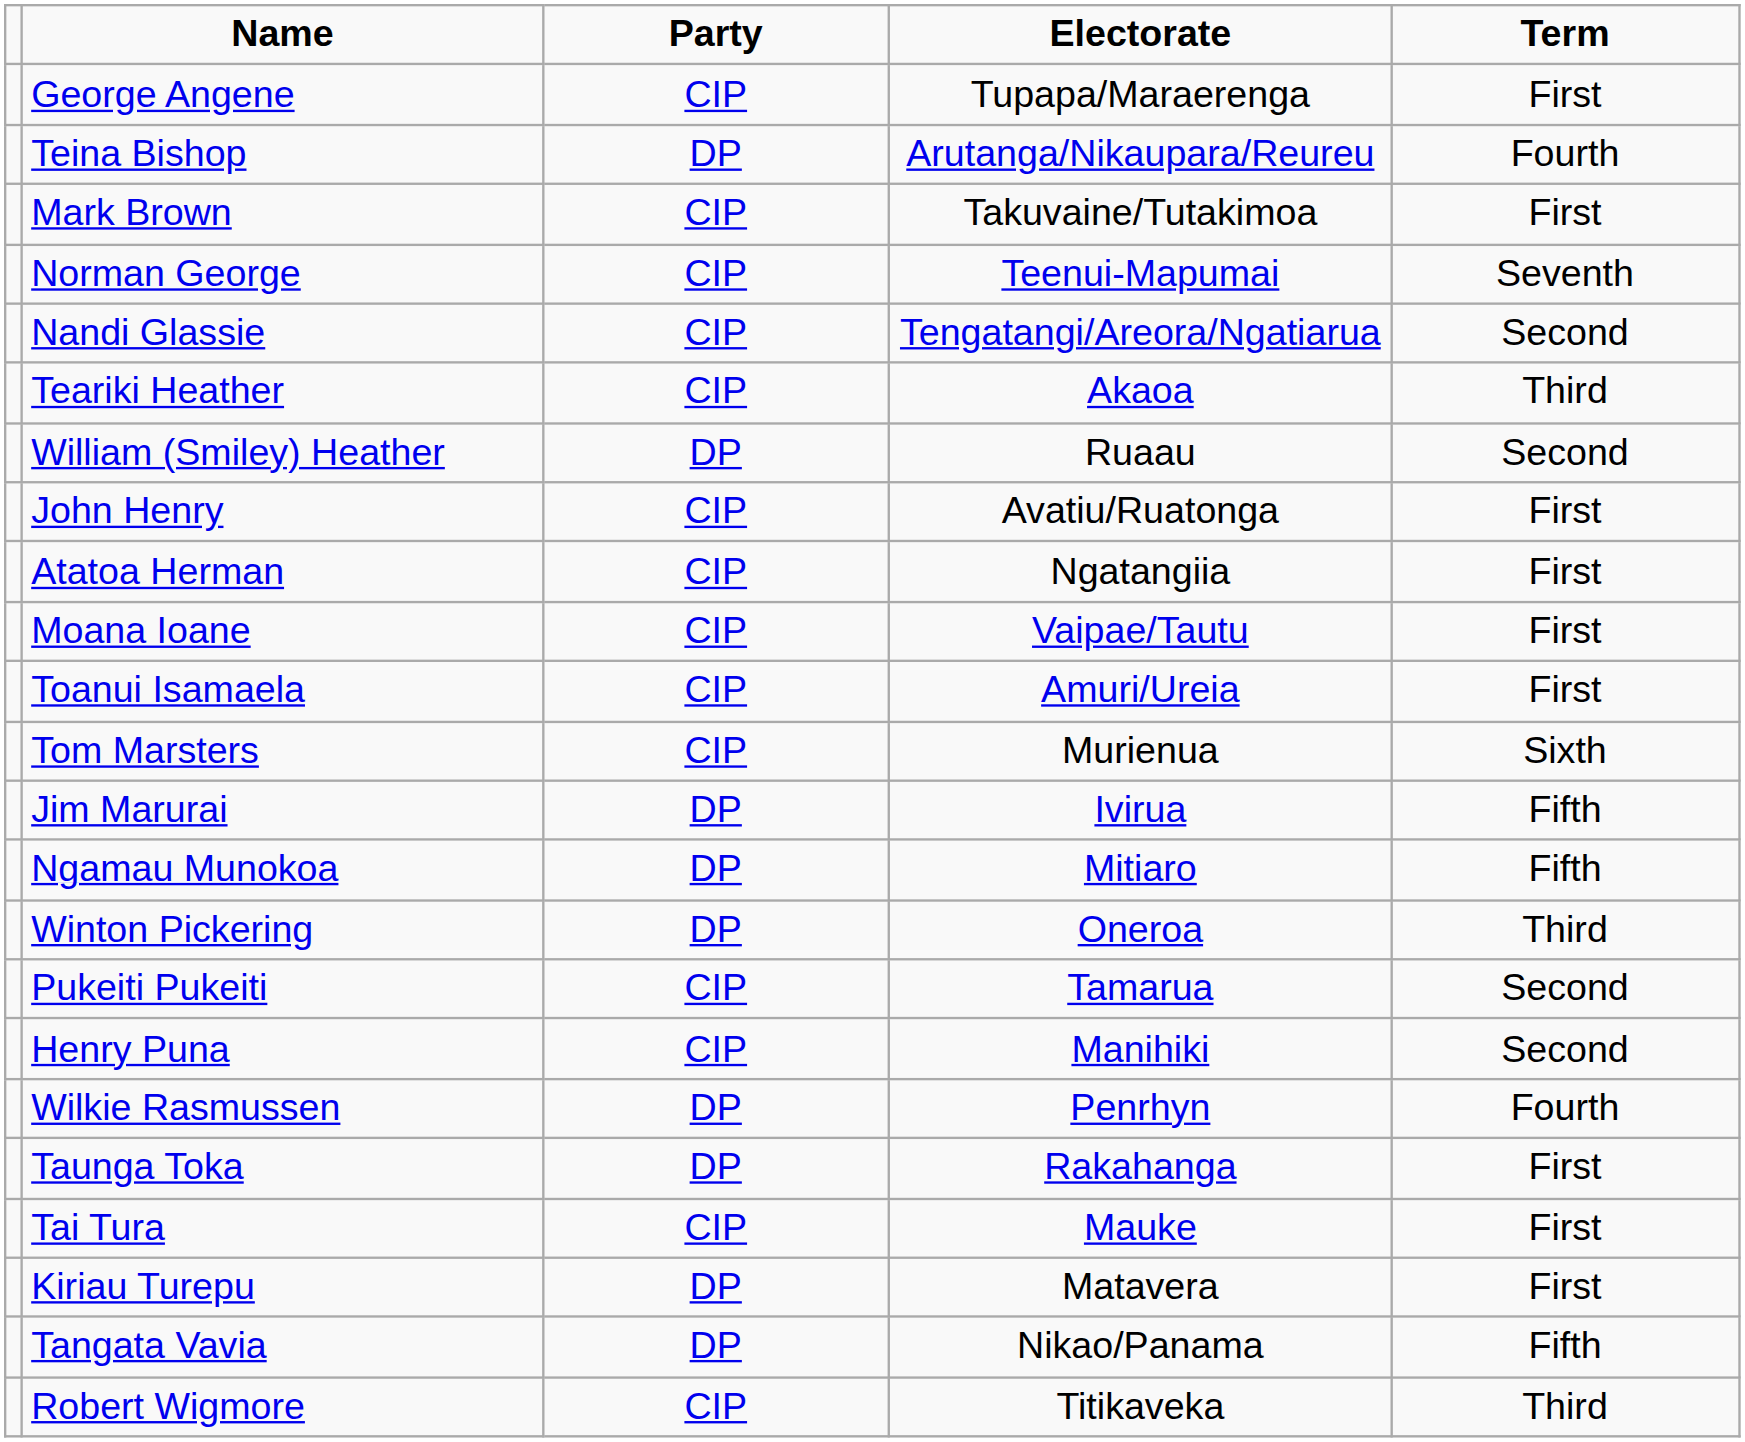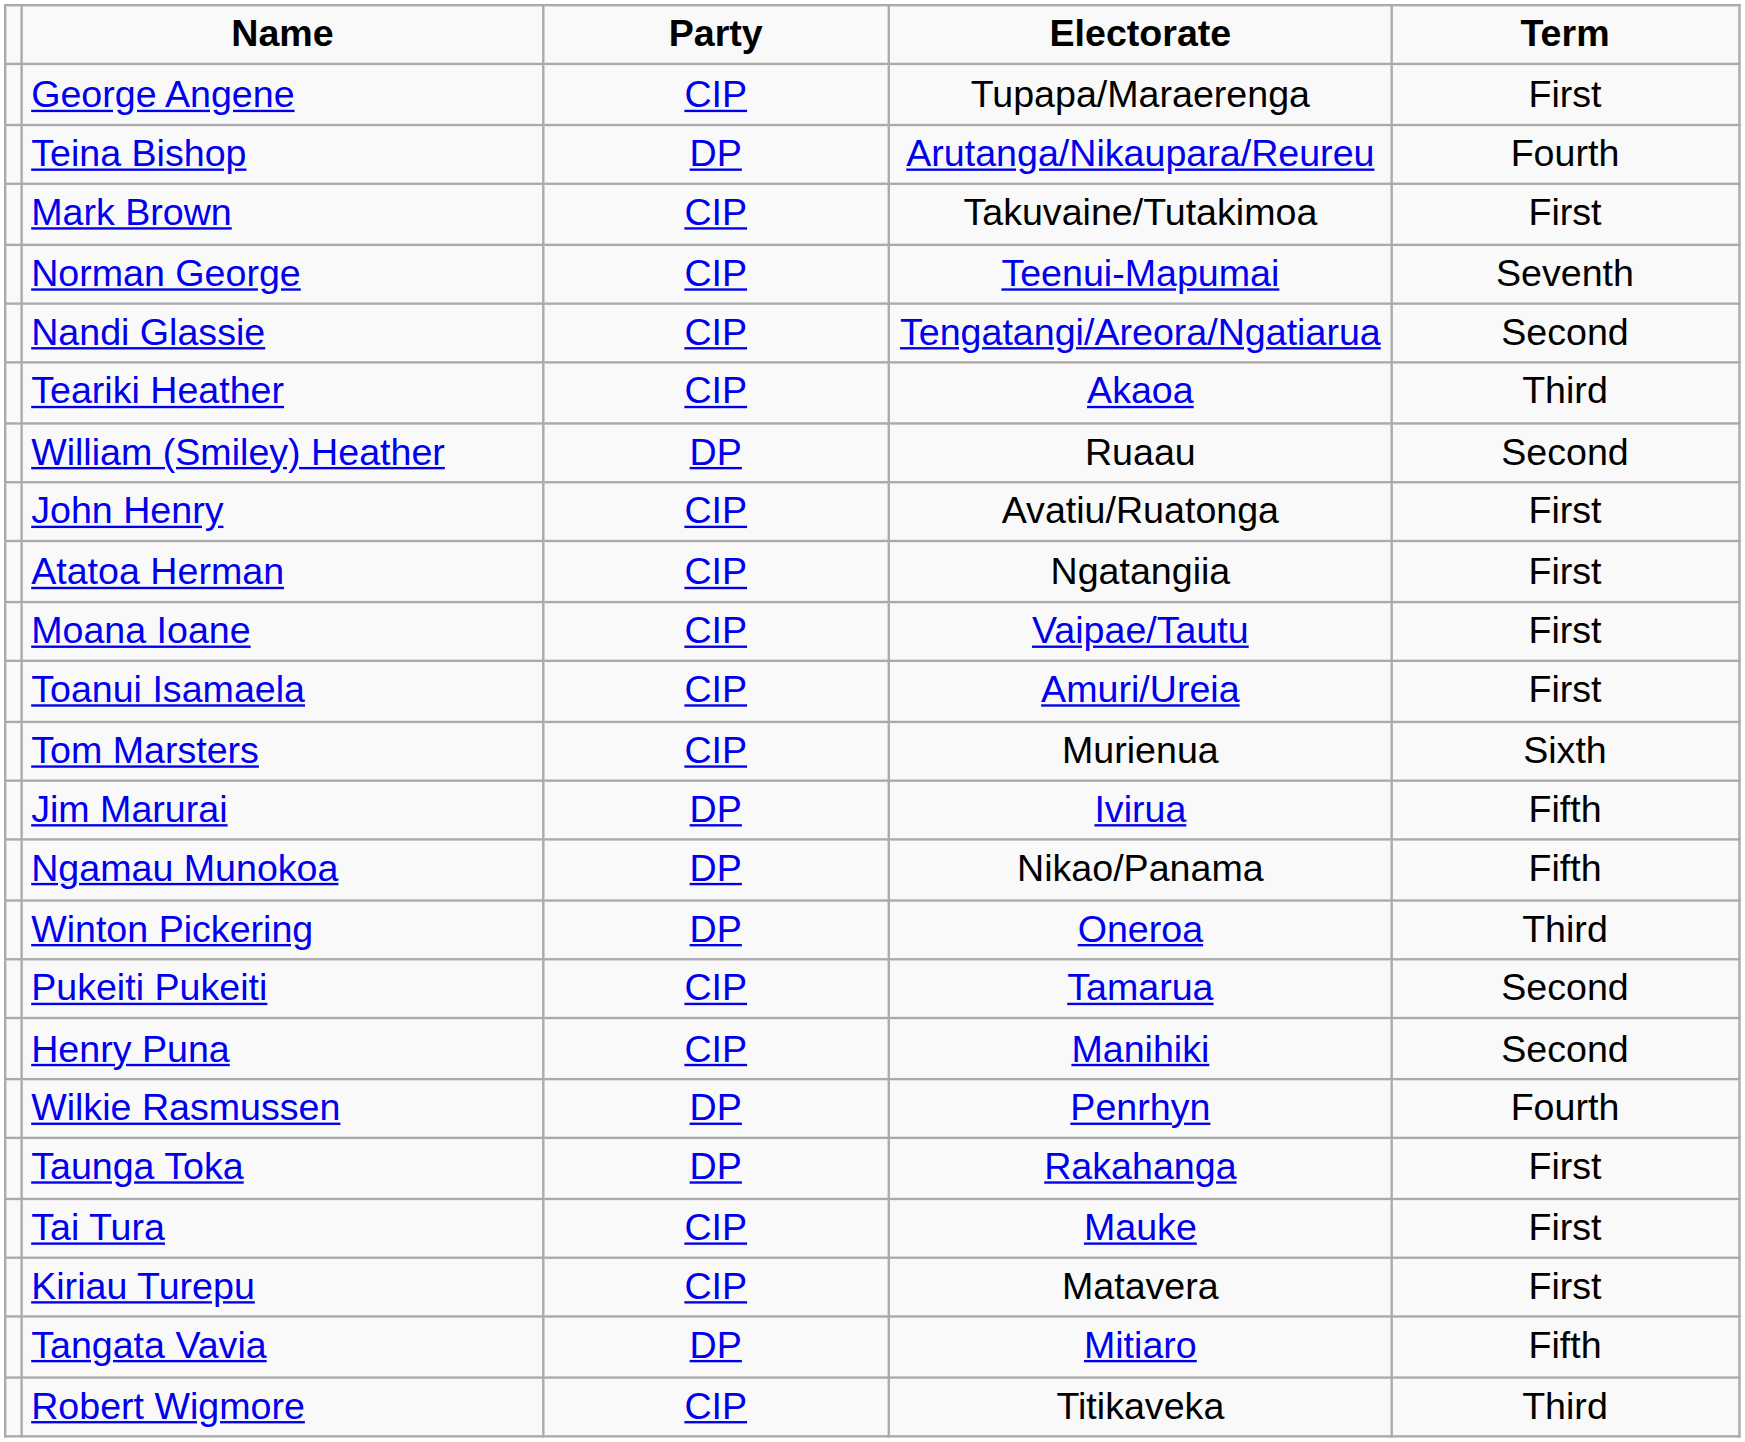(1140, 869) Mitiaro -> (1140, 869) Nikao/Panama
(716, 1286) DP -> (716, 1286) CIP
(1140, 1346) Nikao/Panama -> (1140, 1346) Mitiaro
